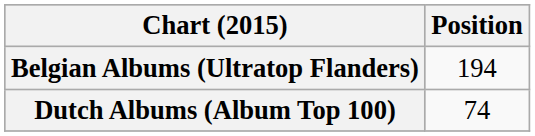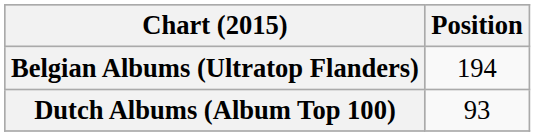(477, 109) 74 -> (477, 109) 93
